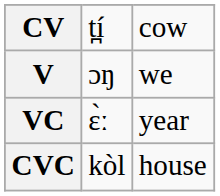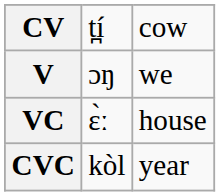(164, 119) year -> (173, 119) house
(173, 166) house -> (164, 166) year
